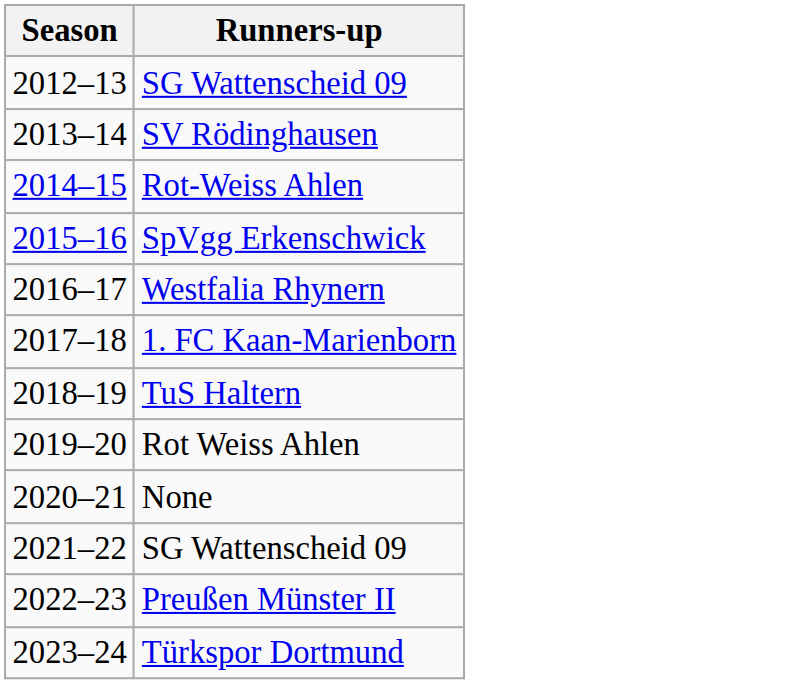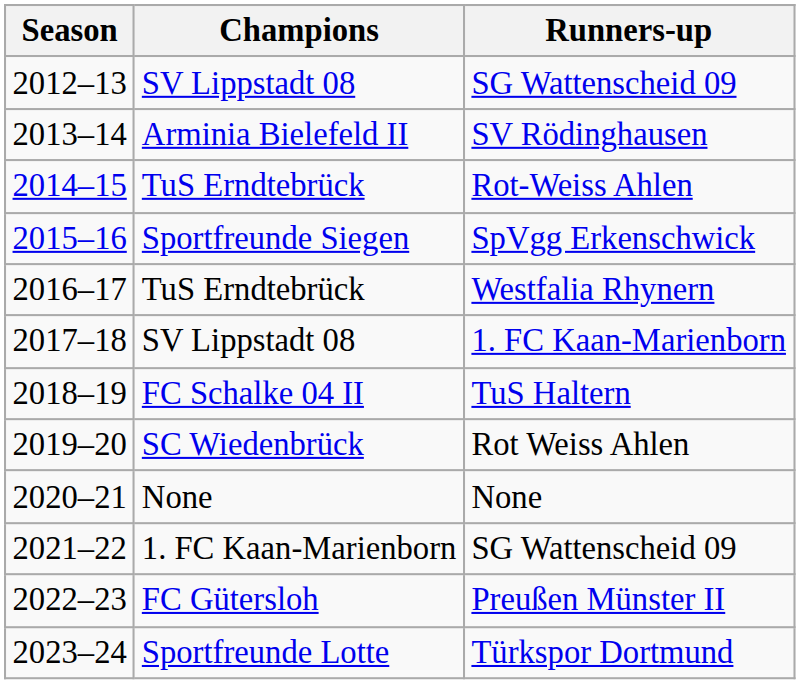+ column: (299, 30)
